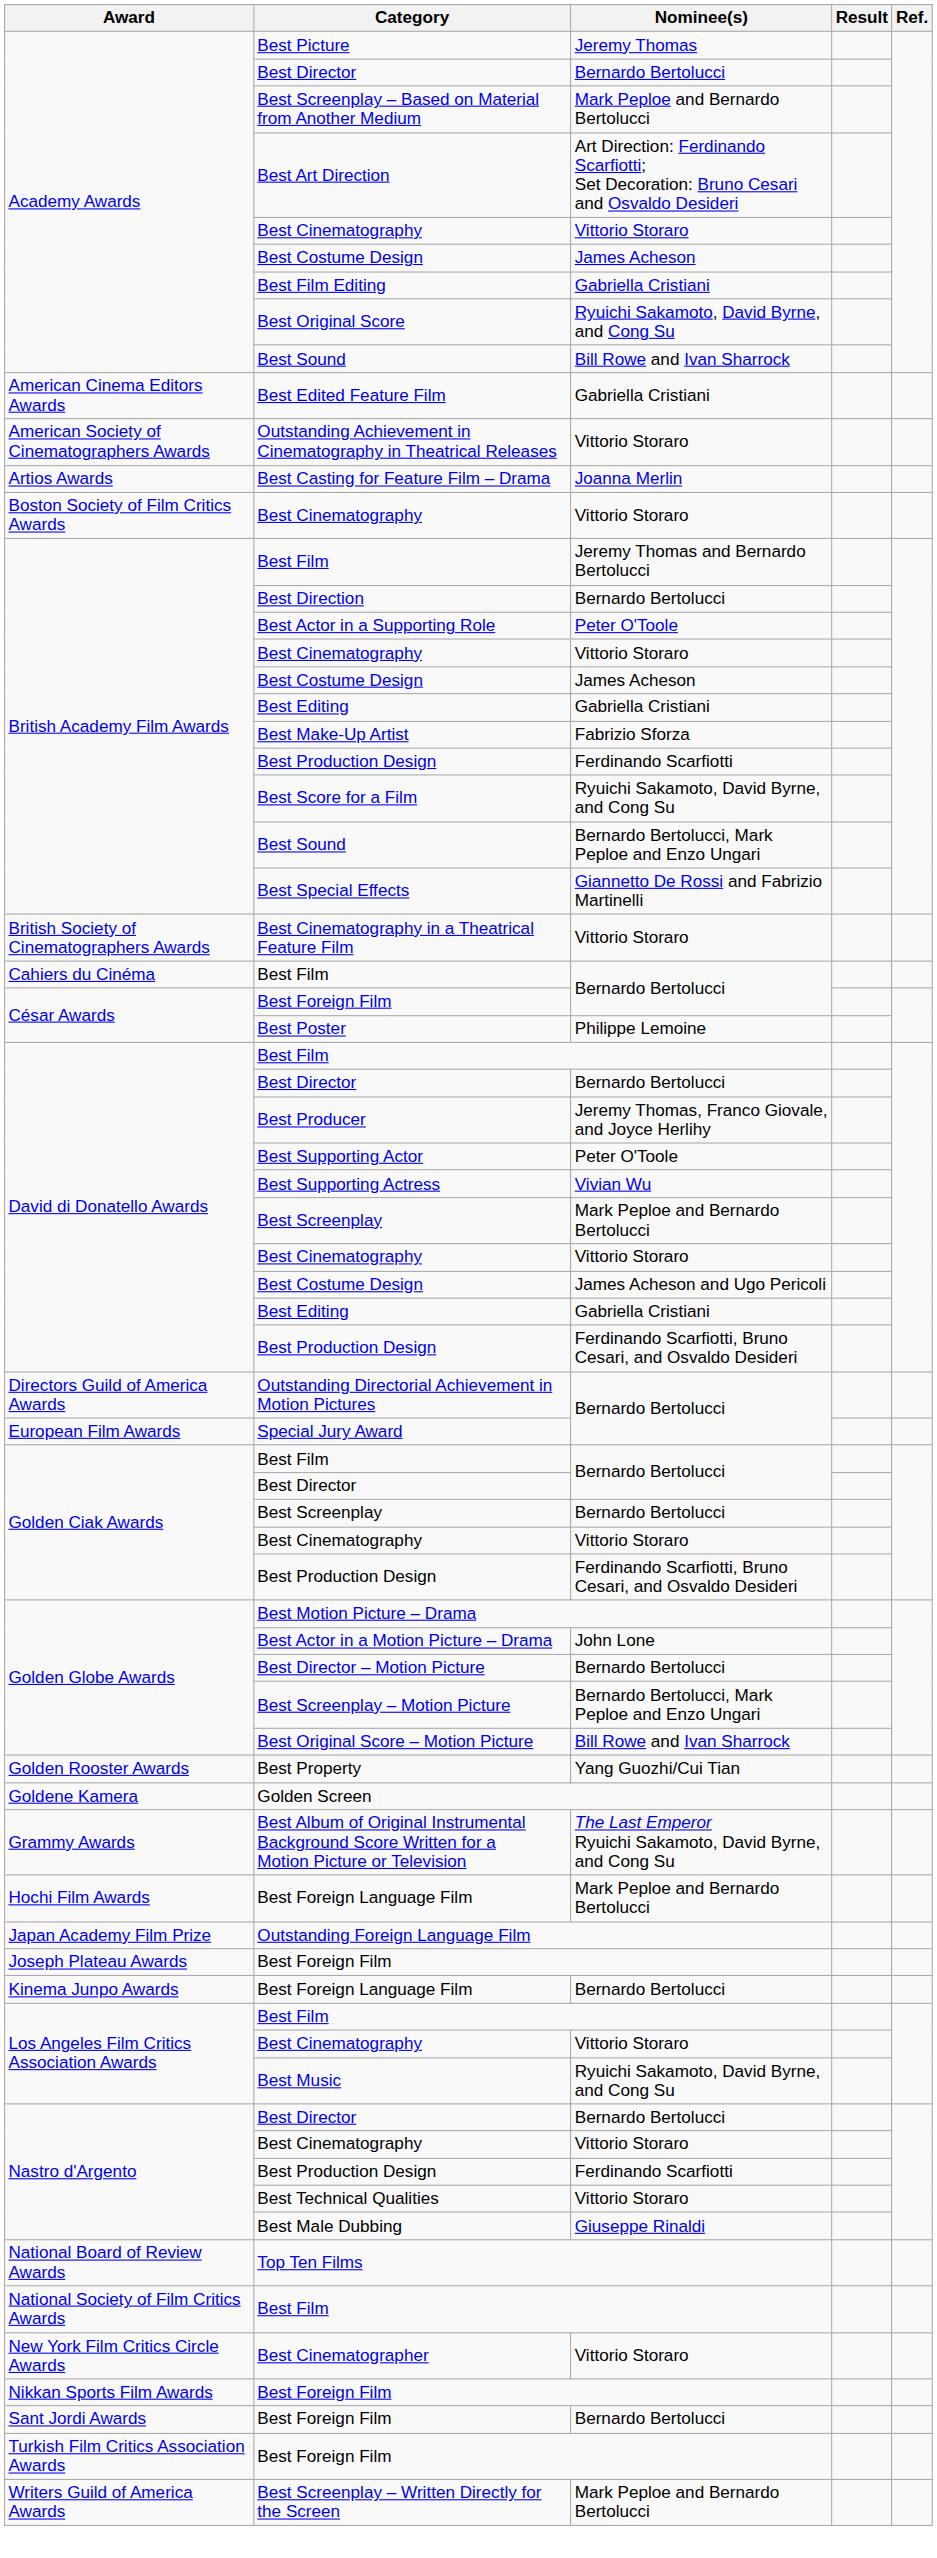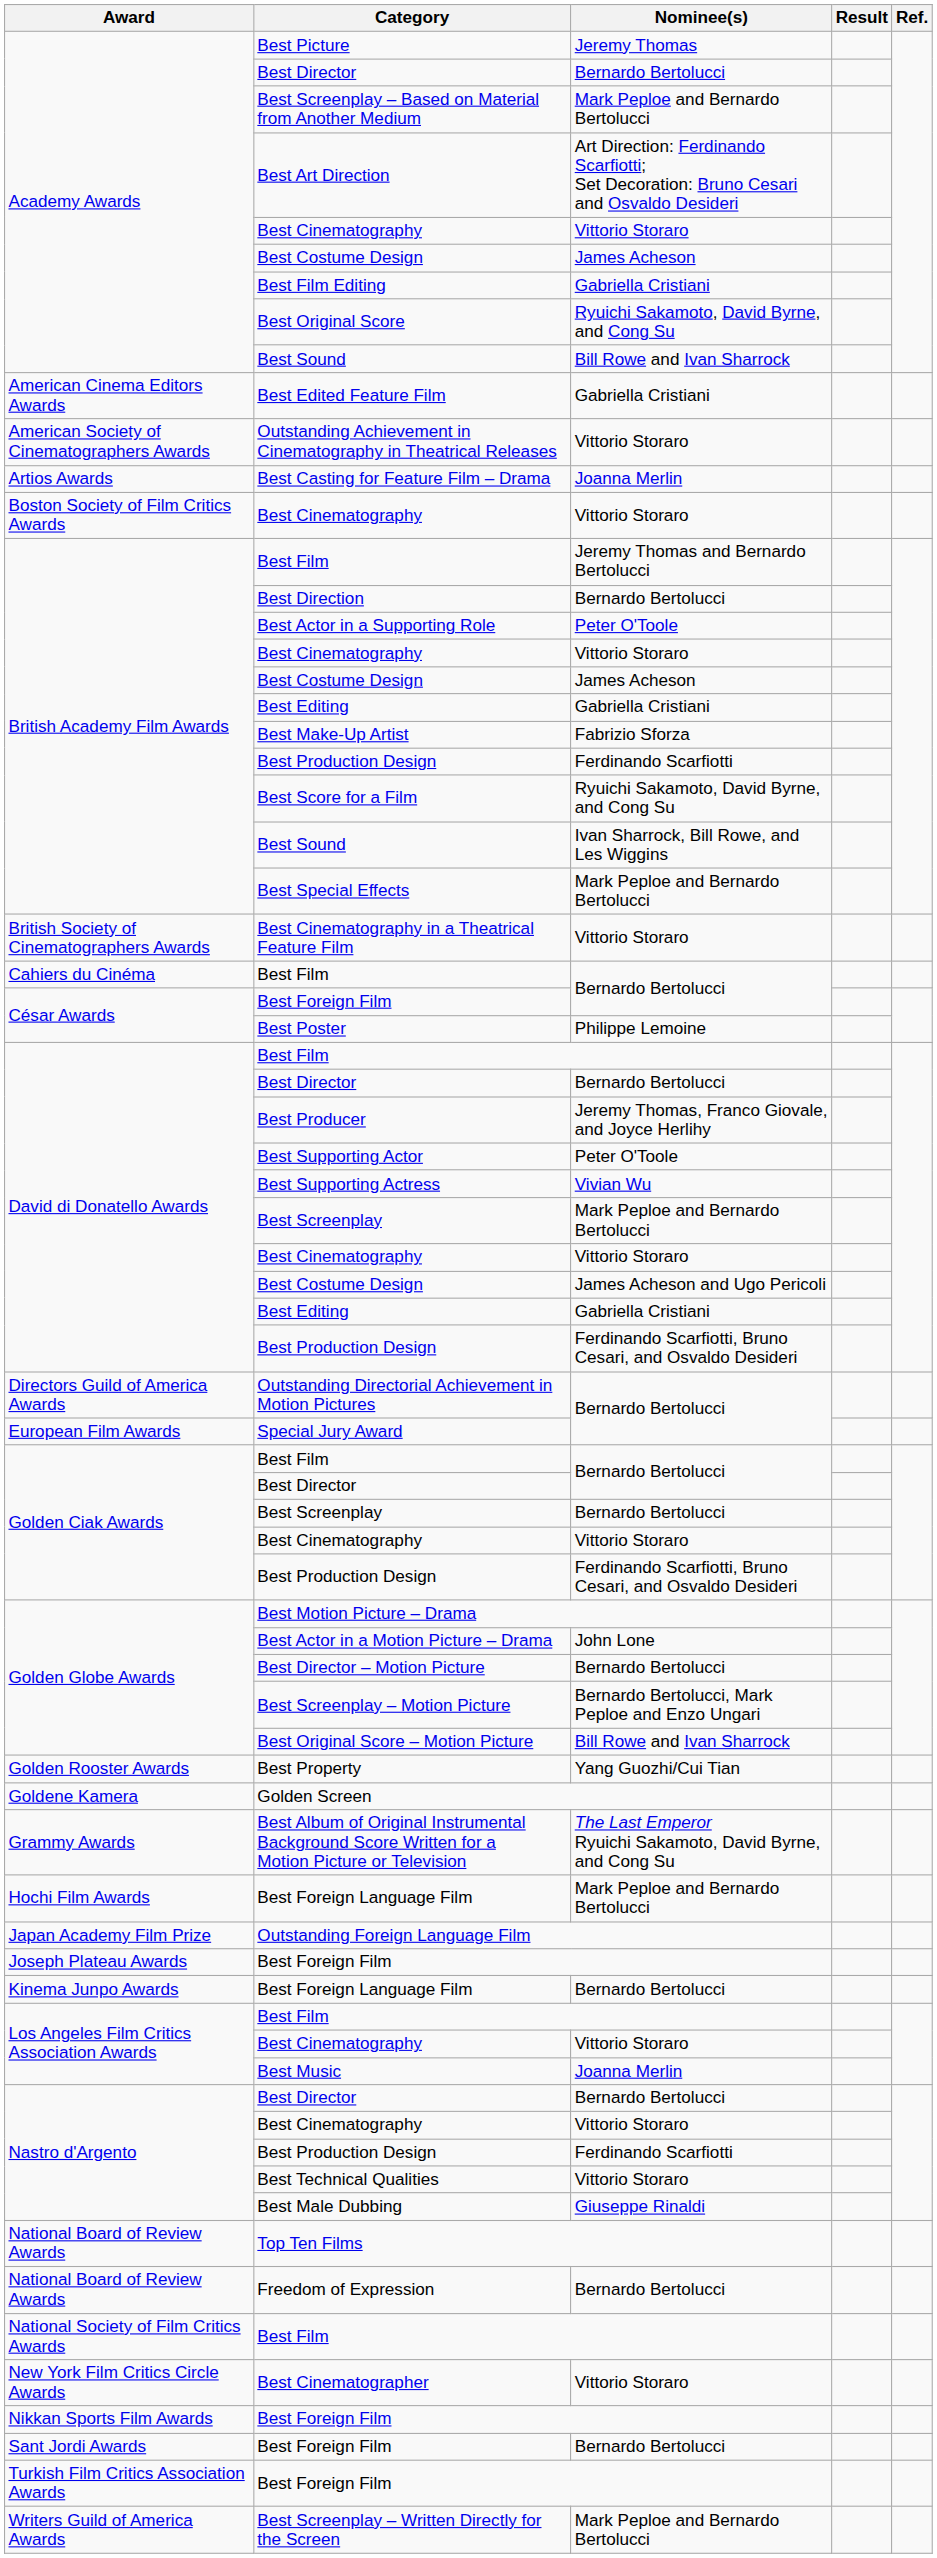(674, 844) Bernardo Bertolucci, Mark Peploe and Enzo Ungari -> (687, 844) Ivan Sharrock, Bill Rowe, and Les Wiggins
(698, 891) Giannetto De Rossi and Fabrizio Martinelli -> (677, 891) Mark Peploe and Bernardo Bertolucci
(697, 2080) Ryuichi Sakamoto, David Byrne, and Cong Su -> (628, 2070) Joanna Merlin
+ row: (105, 2289)
